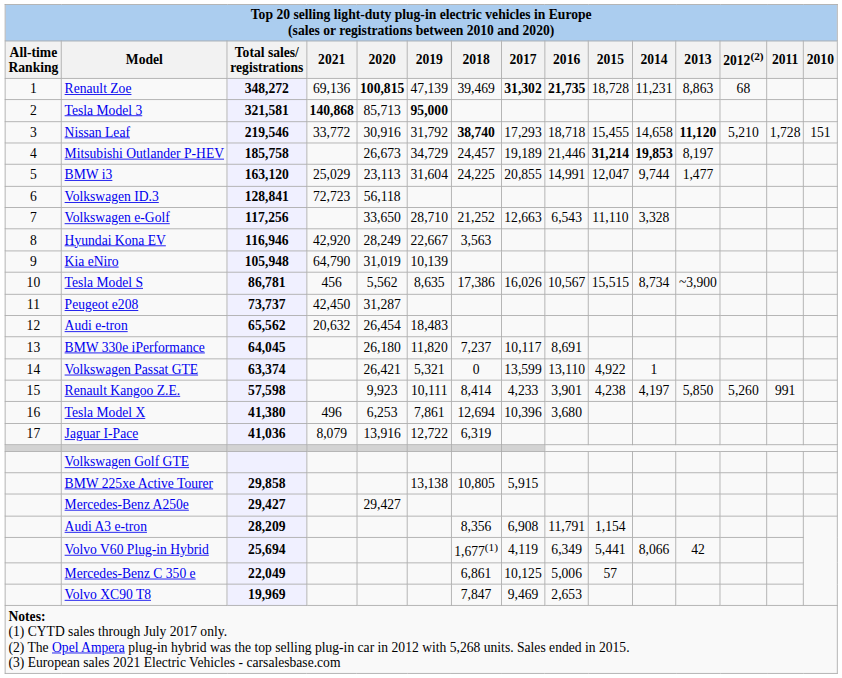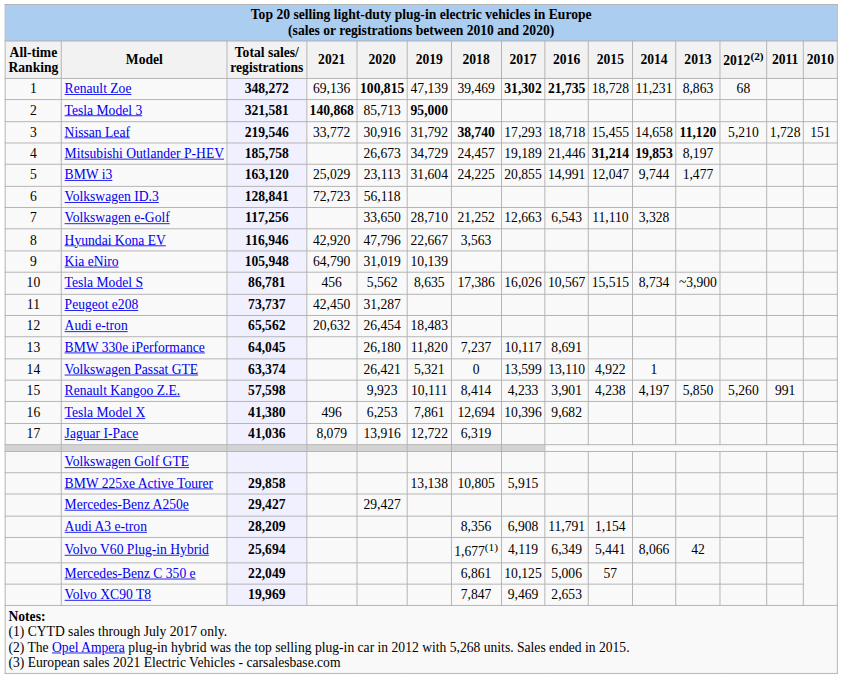(382, 240) 28,249 -> (382, 240) 47,796
(567, 412) 3,680 -> (567, 412) 9,682
